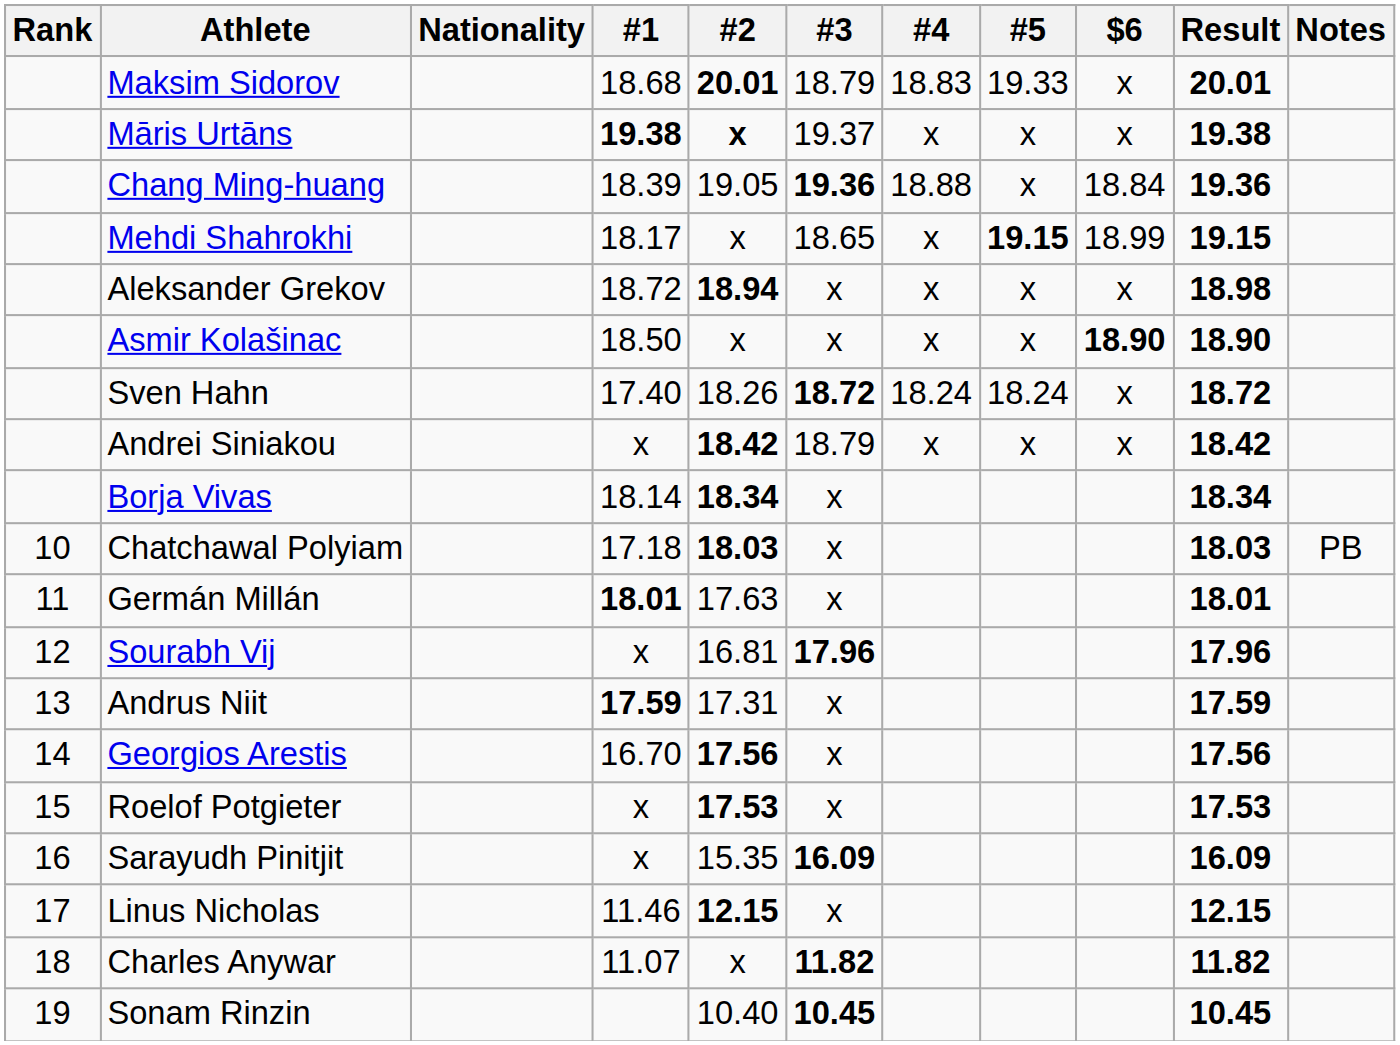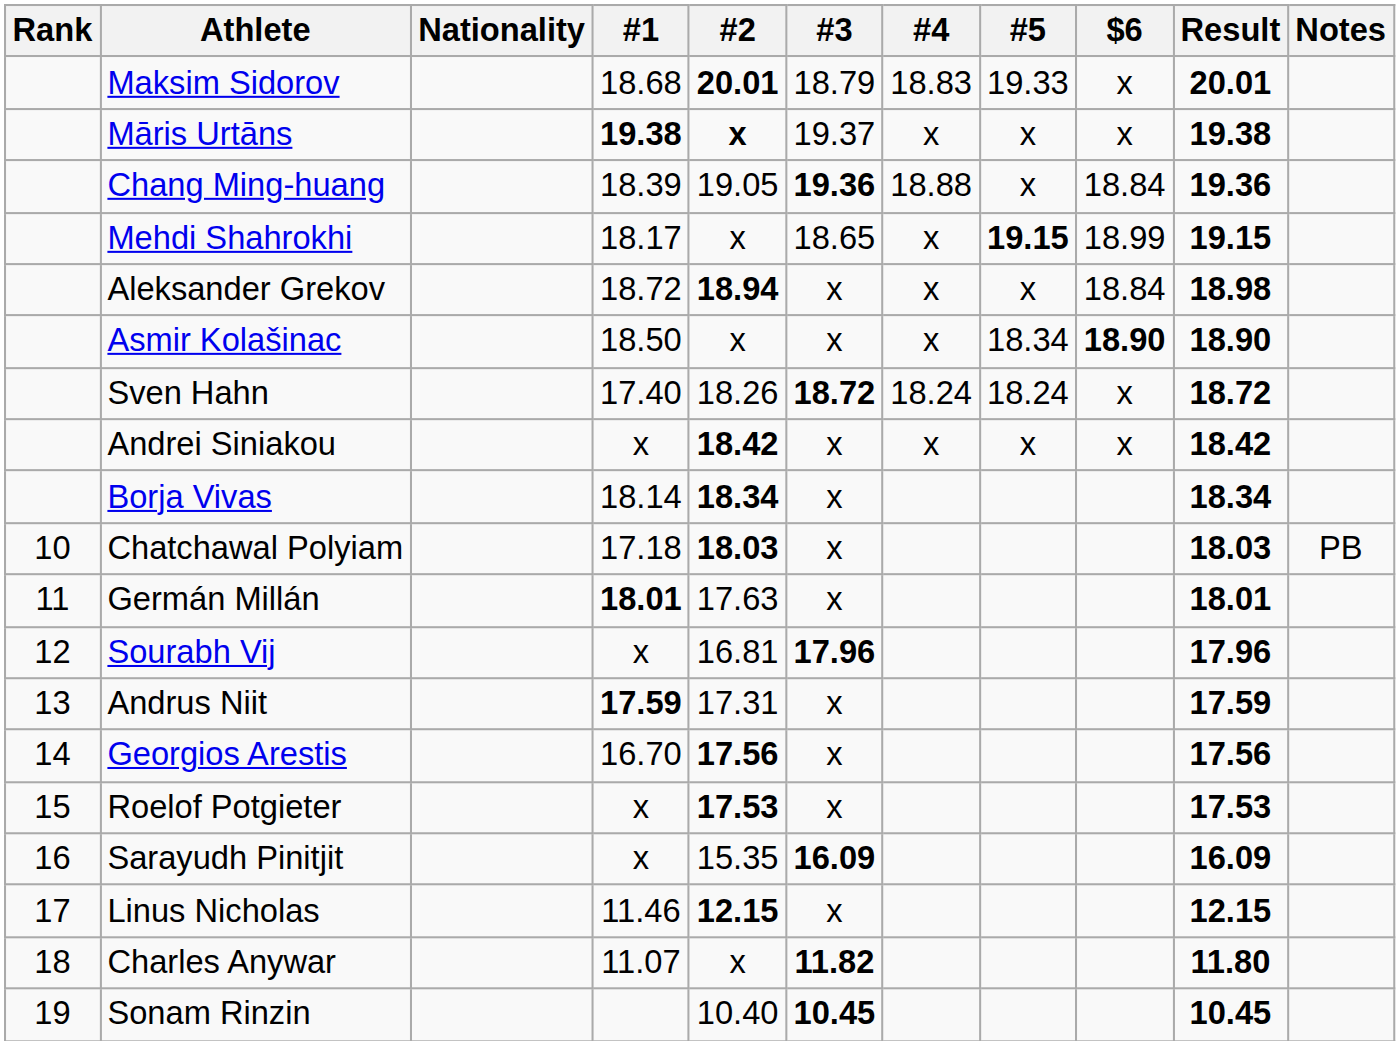(1125, 289) x -> (1125, 289) 18.84
(1028, 340) x -> (1028, 340) 18.34
(834, 444) 18.79 -> (834, 444) x
(1230, 962) 11.82 -> (1230, 962) 11.80
